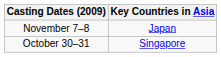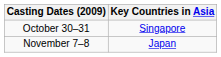rows swapped: (56, 44) <-> (56, 28)
